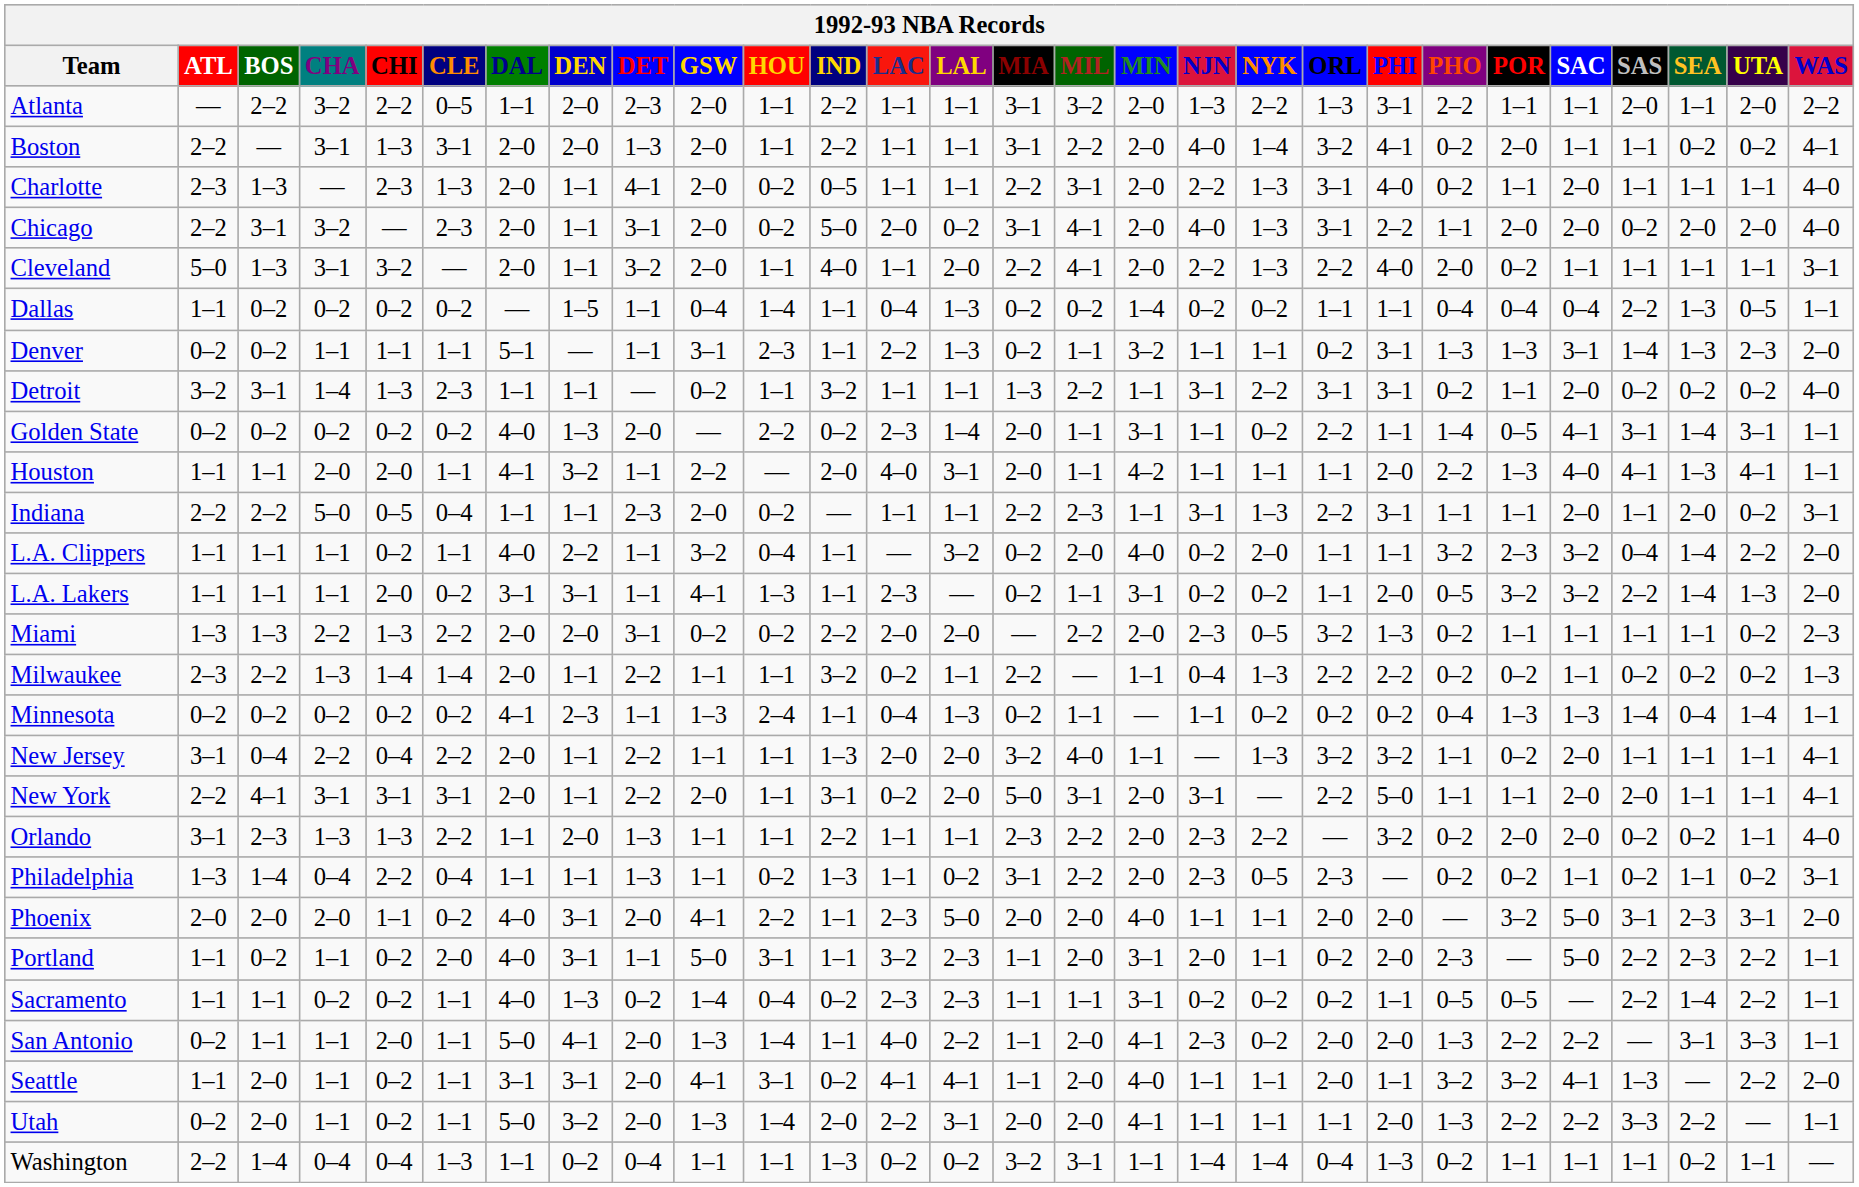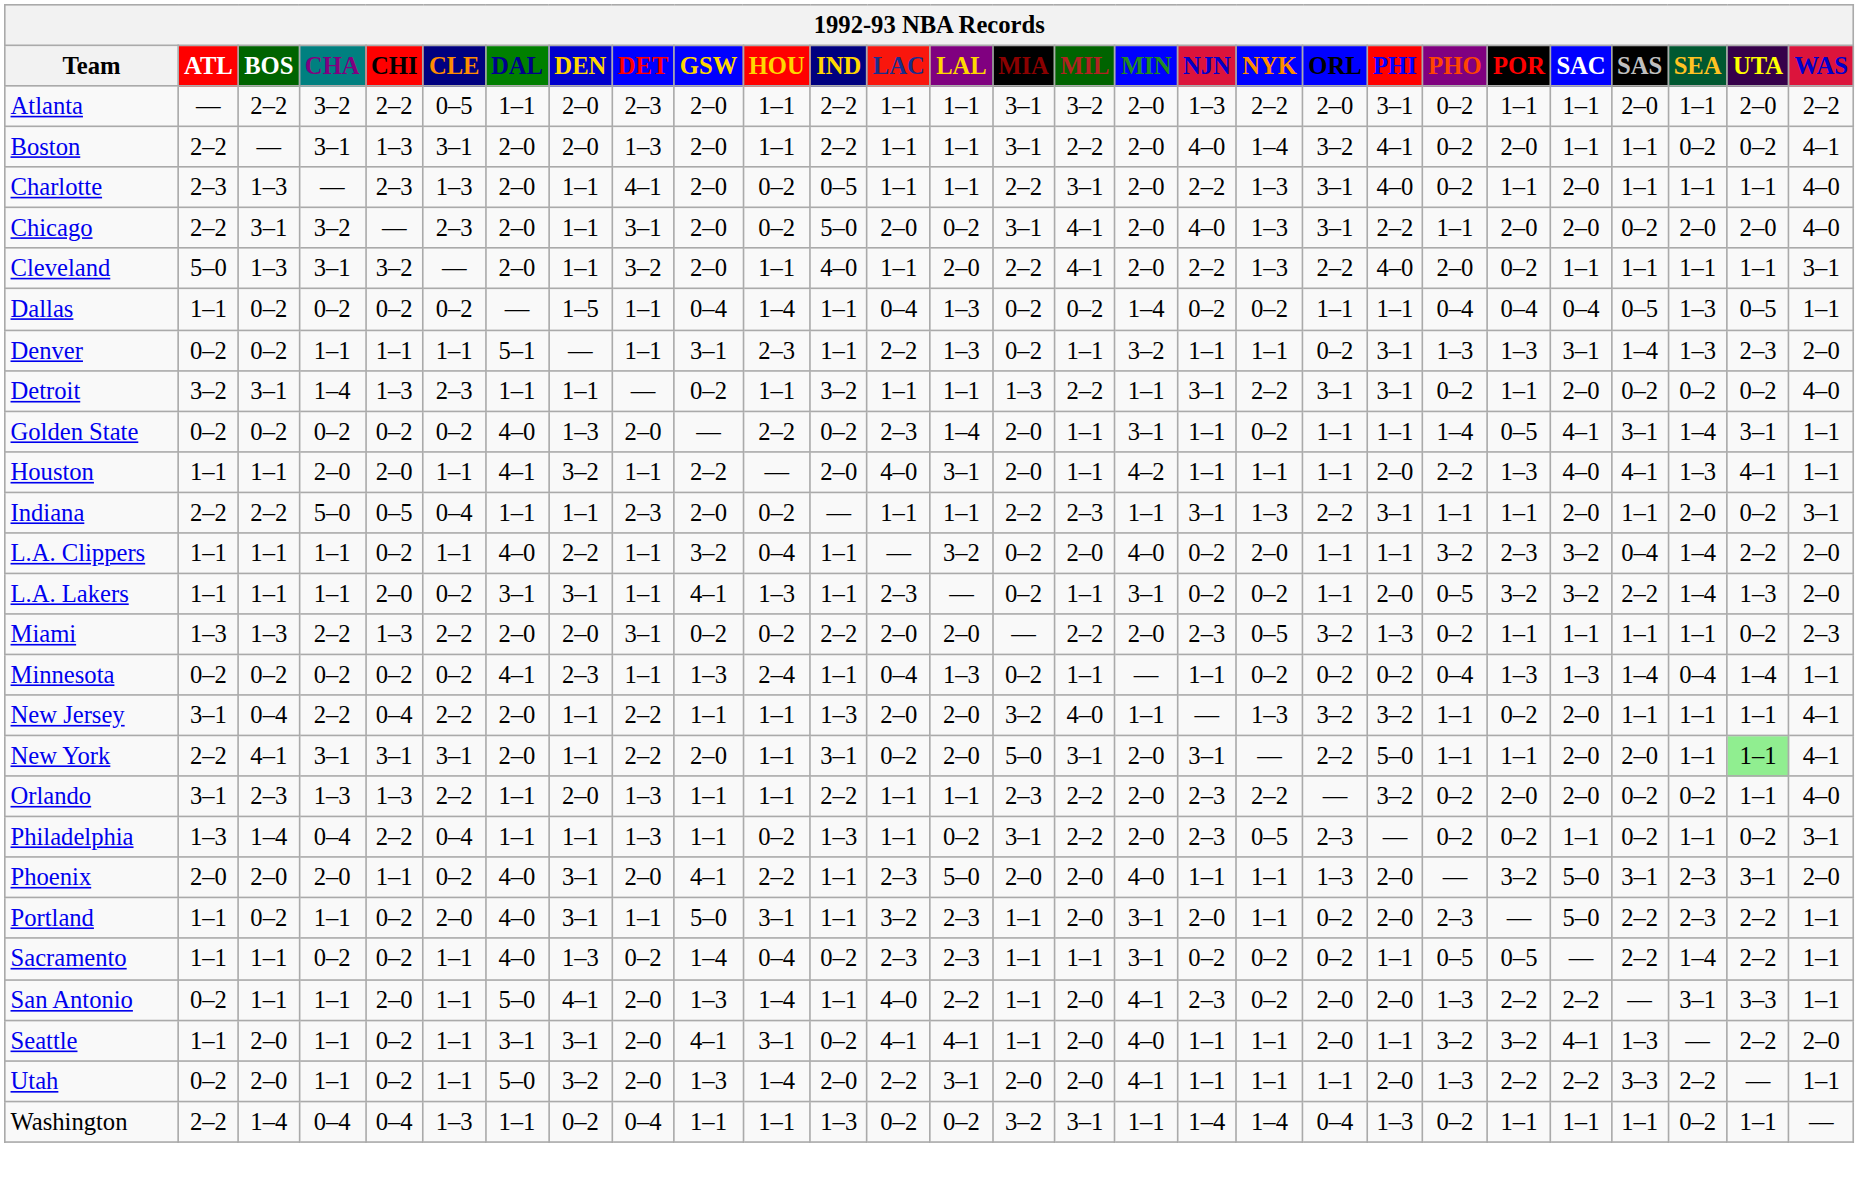(1335, 106) 1–3 -> (1335, 106) 2–0
(1455, 106) 2–2 -> (1455, 106) 0–2
(1640, 309) 2–2 -> (1640, 309) 0–5
(1335, 431) 2–2 -> (1335, 431) 1–1
- row: (66, 674)
(1758, 796) no background -> (1758, 755) lightgreen background
(1335, 918) 2–0 -> (1335, 877) 1–3
